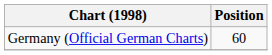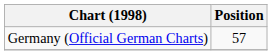(239, 38) 60 -> (239, 38) 57
